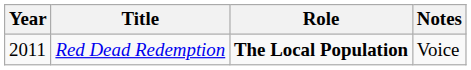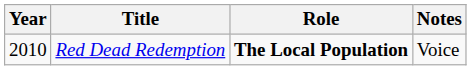(27, 49) 2011 -> (28, 49) 2010
